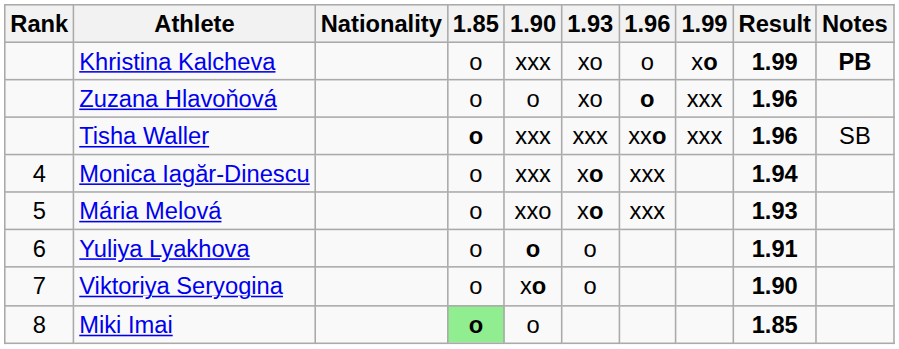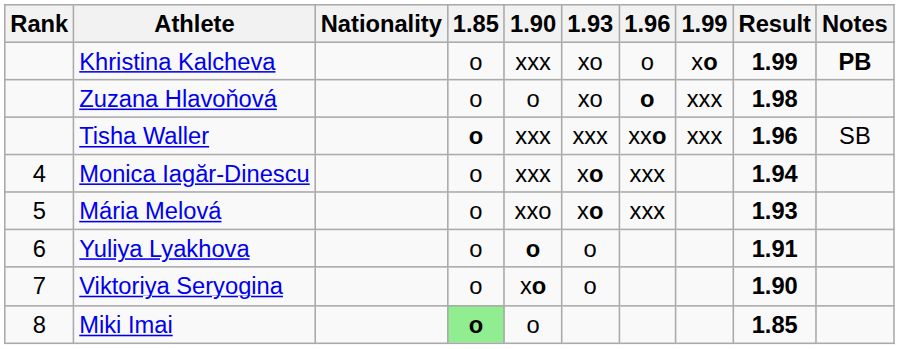(775, 99) 1.96 -> (775, 99) 1.98
